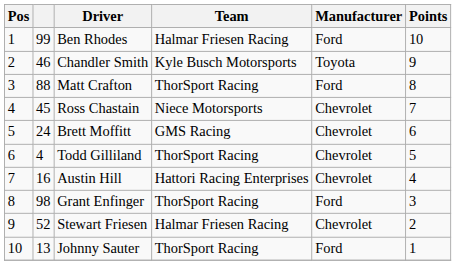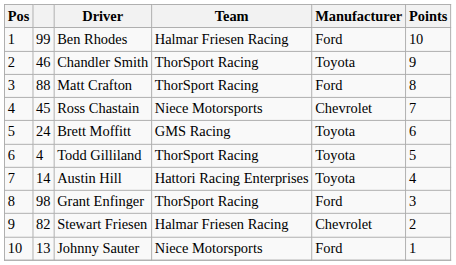(226, 62) Kyle Busch Motorsports -> (207, 62) ThorSport Racing
(344, 131) Chevrolet -> (335, 131) Toyota
(344, 155) Chevrolet -> (335, 155) Toyota
(43, 178) 16 -> (43, 178) 14
(344, 178) Chevrolet -> (335, 178) Toyota
(43, 224) 52 -> (43, 224) 82
(207, 248) ThorSport Racing -> (209, 248) Niece Motorsports
